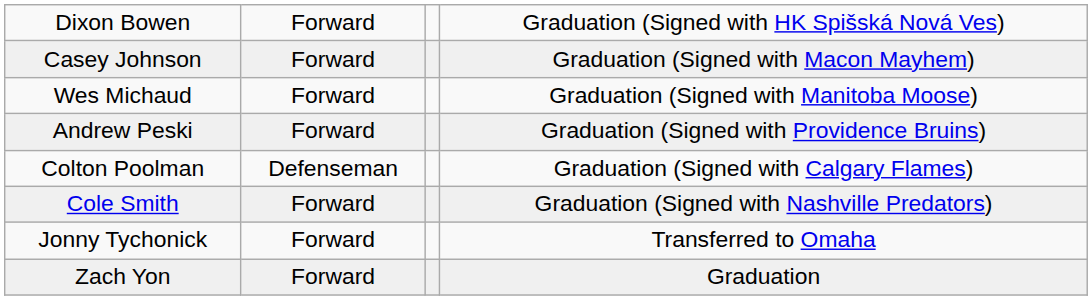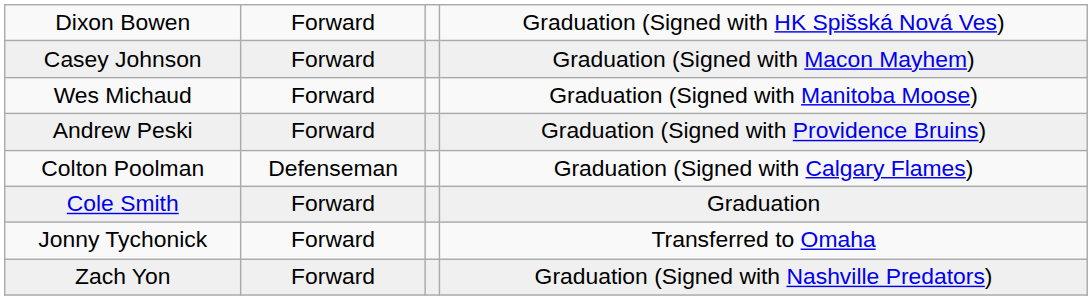(764, 204) Graduation (Signed with Nashville Predators) -> (764, 204) Graduation
(764, 276) Graduation -> (764, 276) Graduation (Signed with Nashville Predators)
